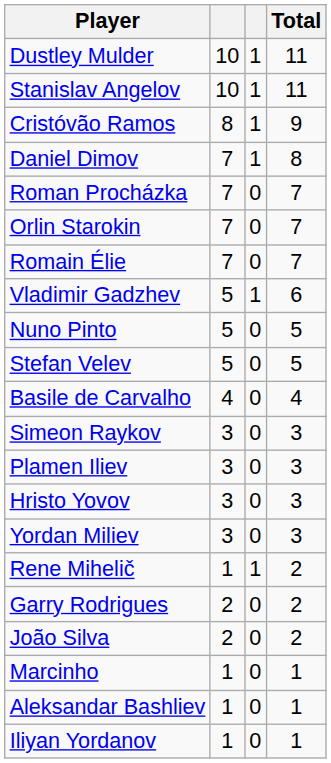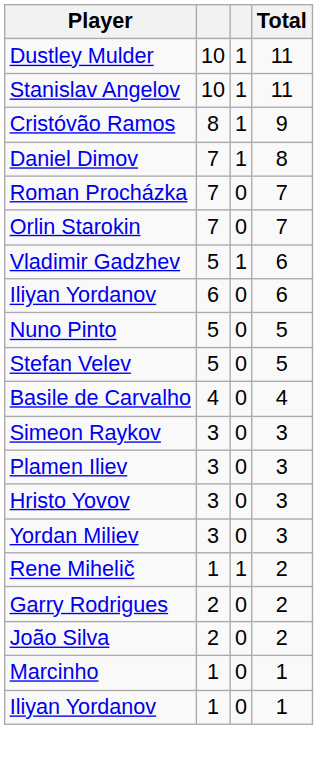- row: (68, 261)
+ row: (83, 295)
- row: (108, 706)
